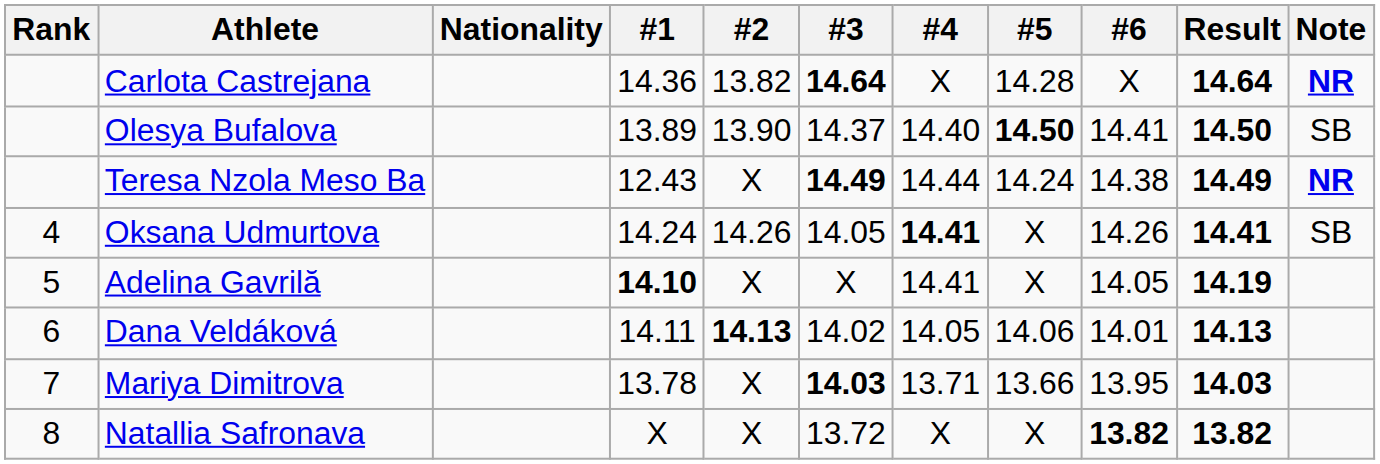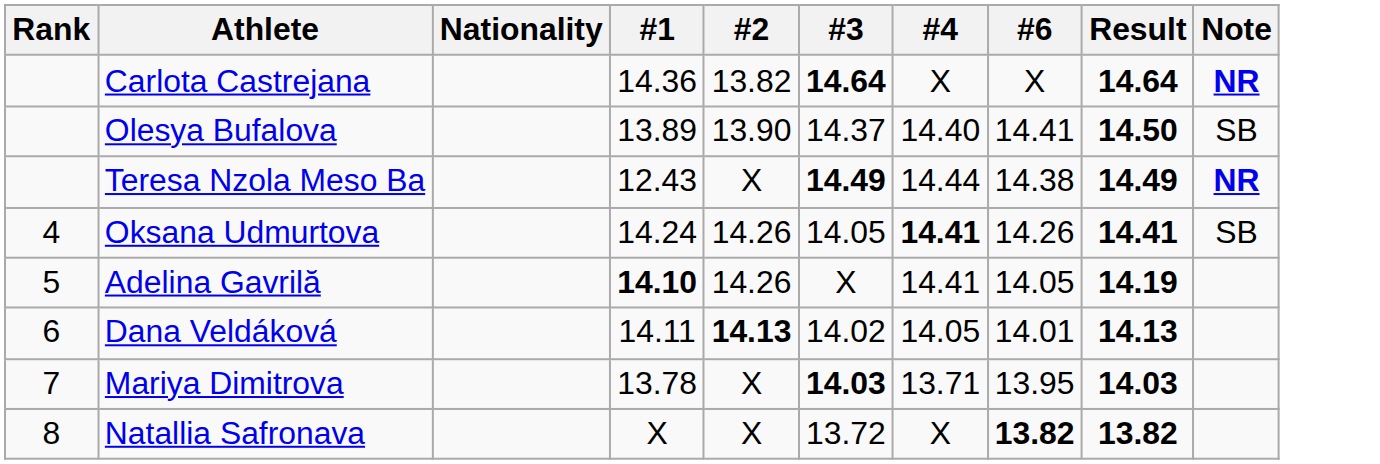- column: (1035, 29)
(752, 282) X -> (752, 282) 14.26
